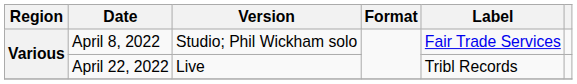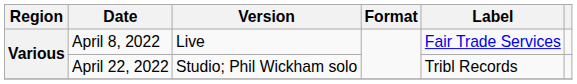(267, 41) Studio; Phil Wickham solo -> (190, 41) Live
(190, 66) Live -> (267, 66) Studio; Phil Wickham solo
